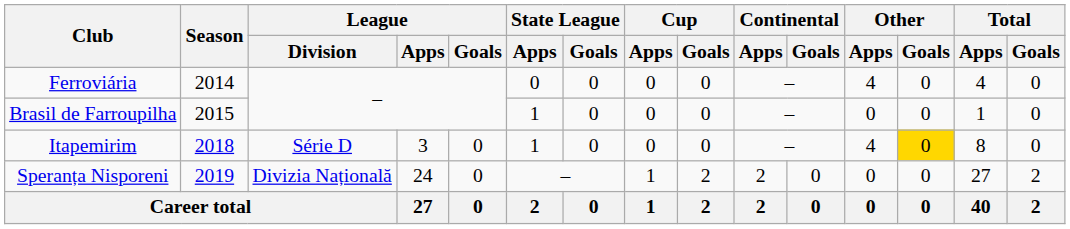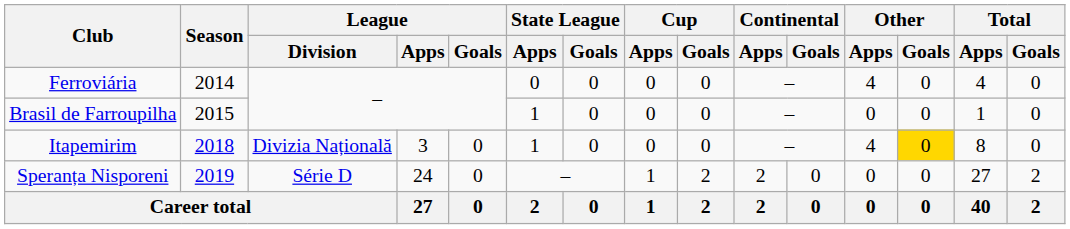(322, 144) Série D -> (322, 144) Divizia Națională
(322, 176) Divizia Națională -> (322, 176) Série D
